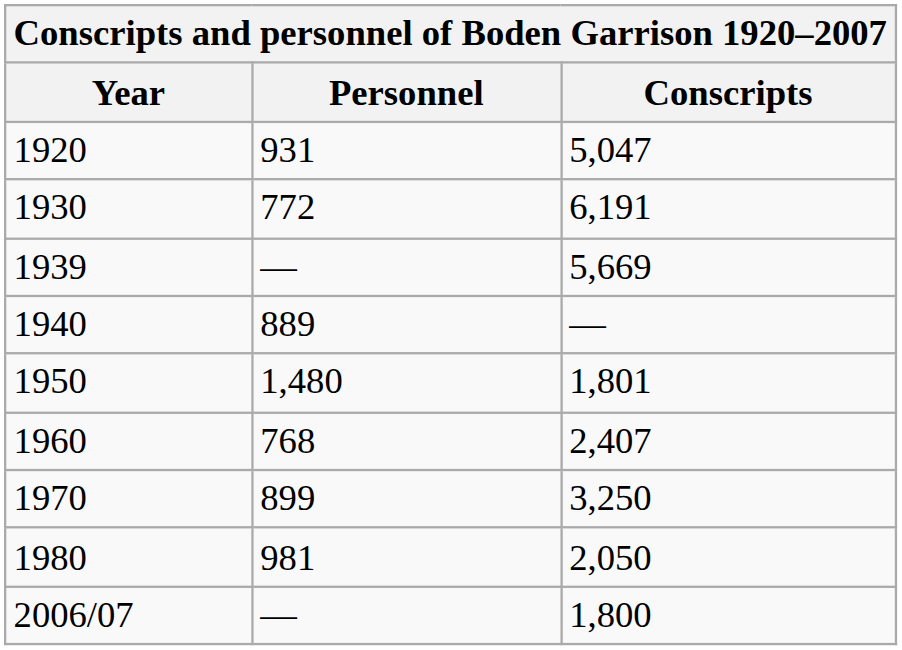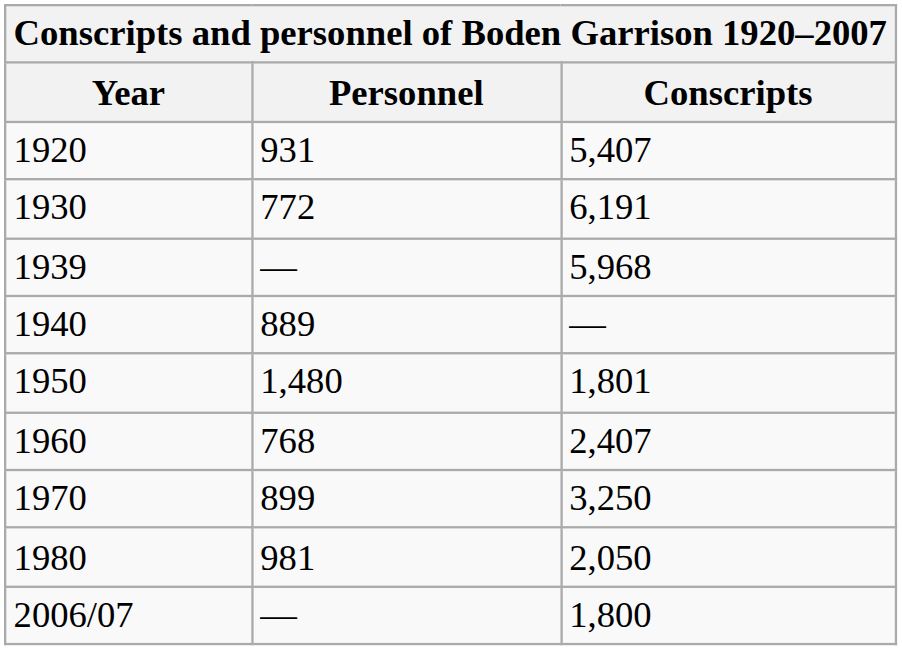(610, 149) 5,047 -> (610, 149) 5,407
(610, 265) 5,669 -> (610, 265) 5,968
